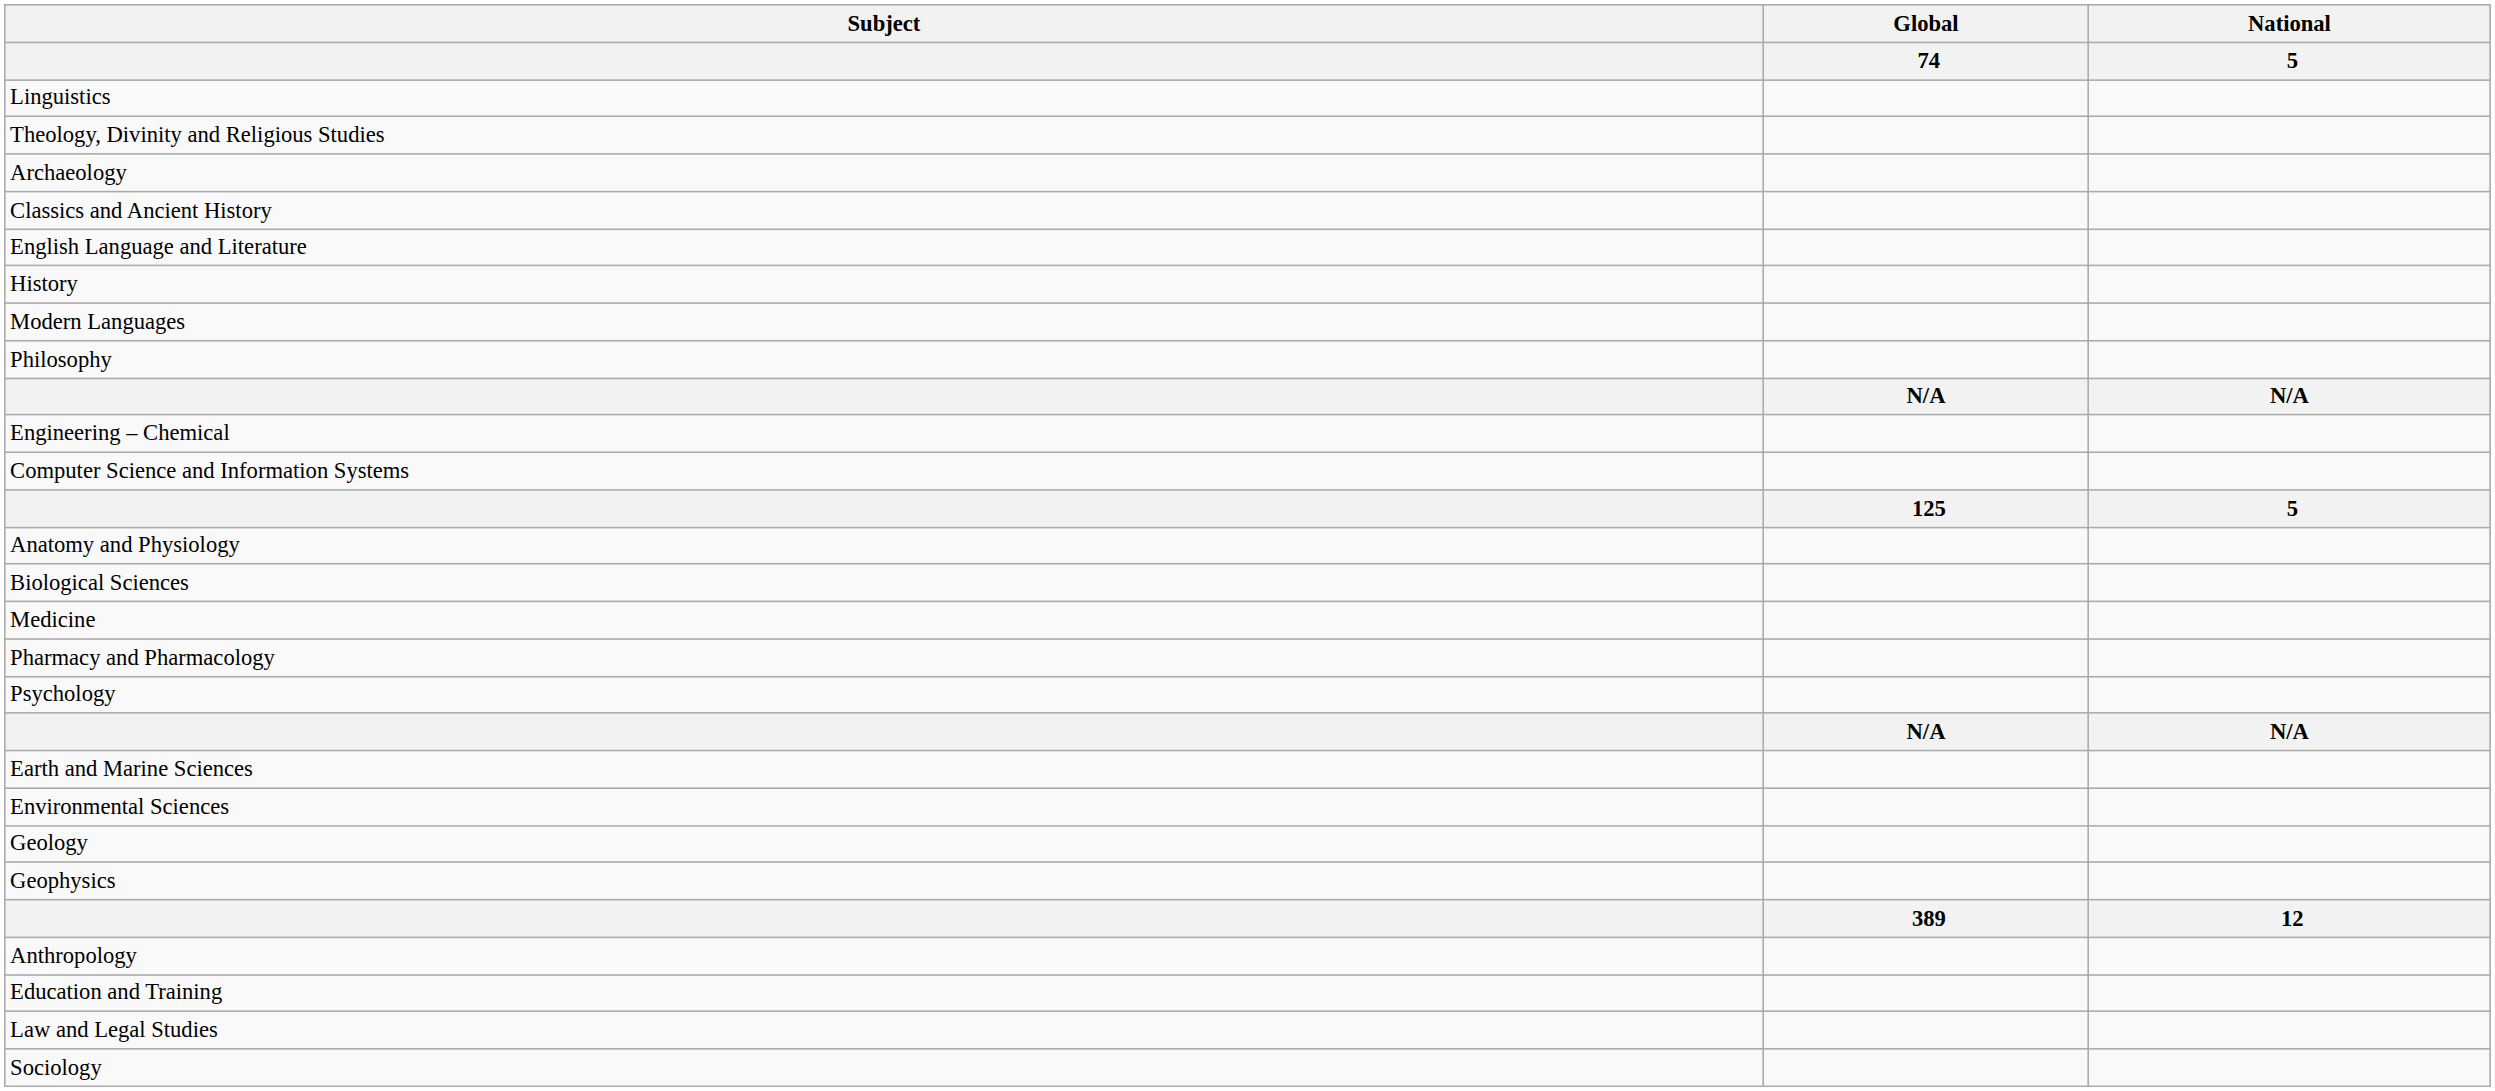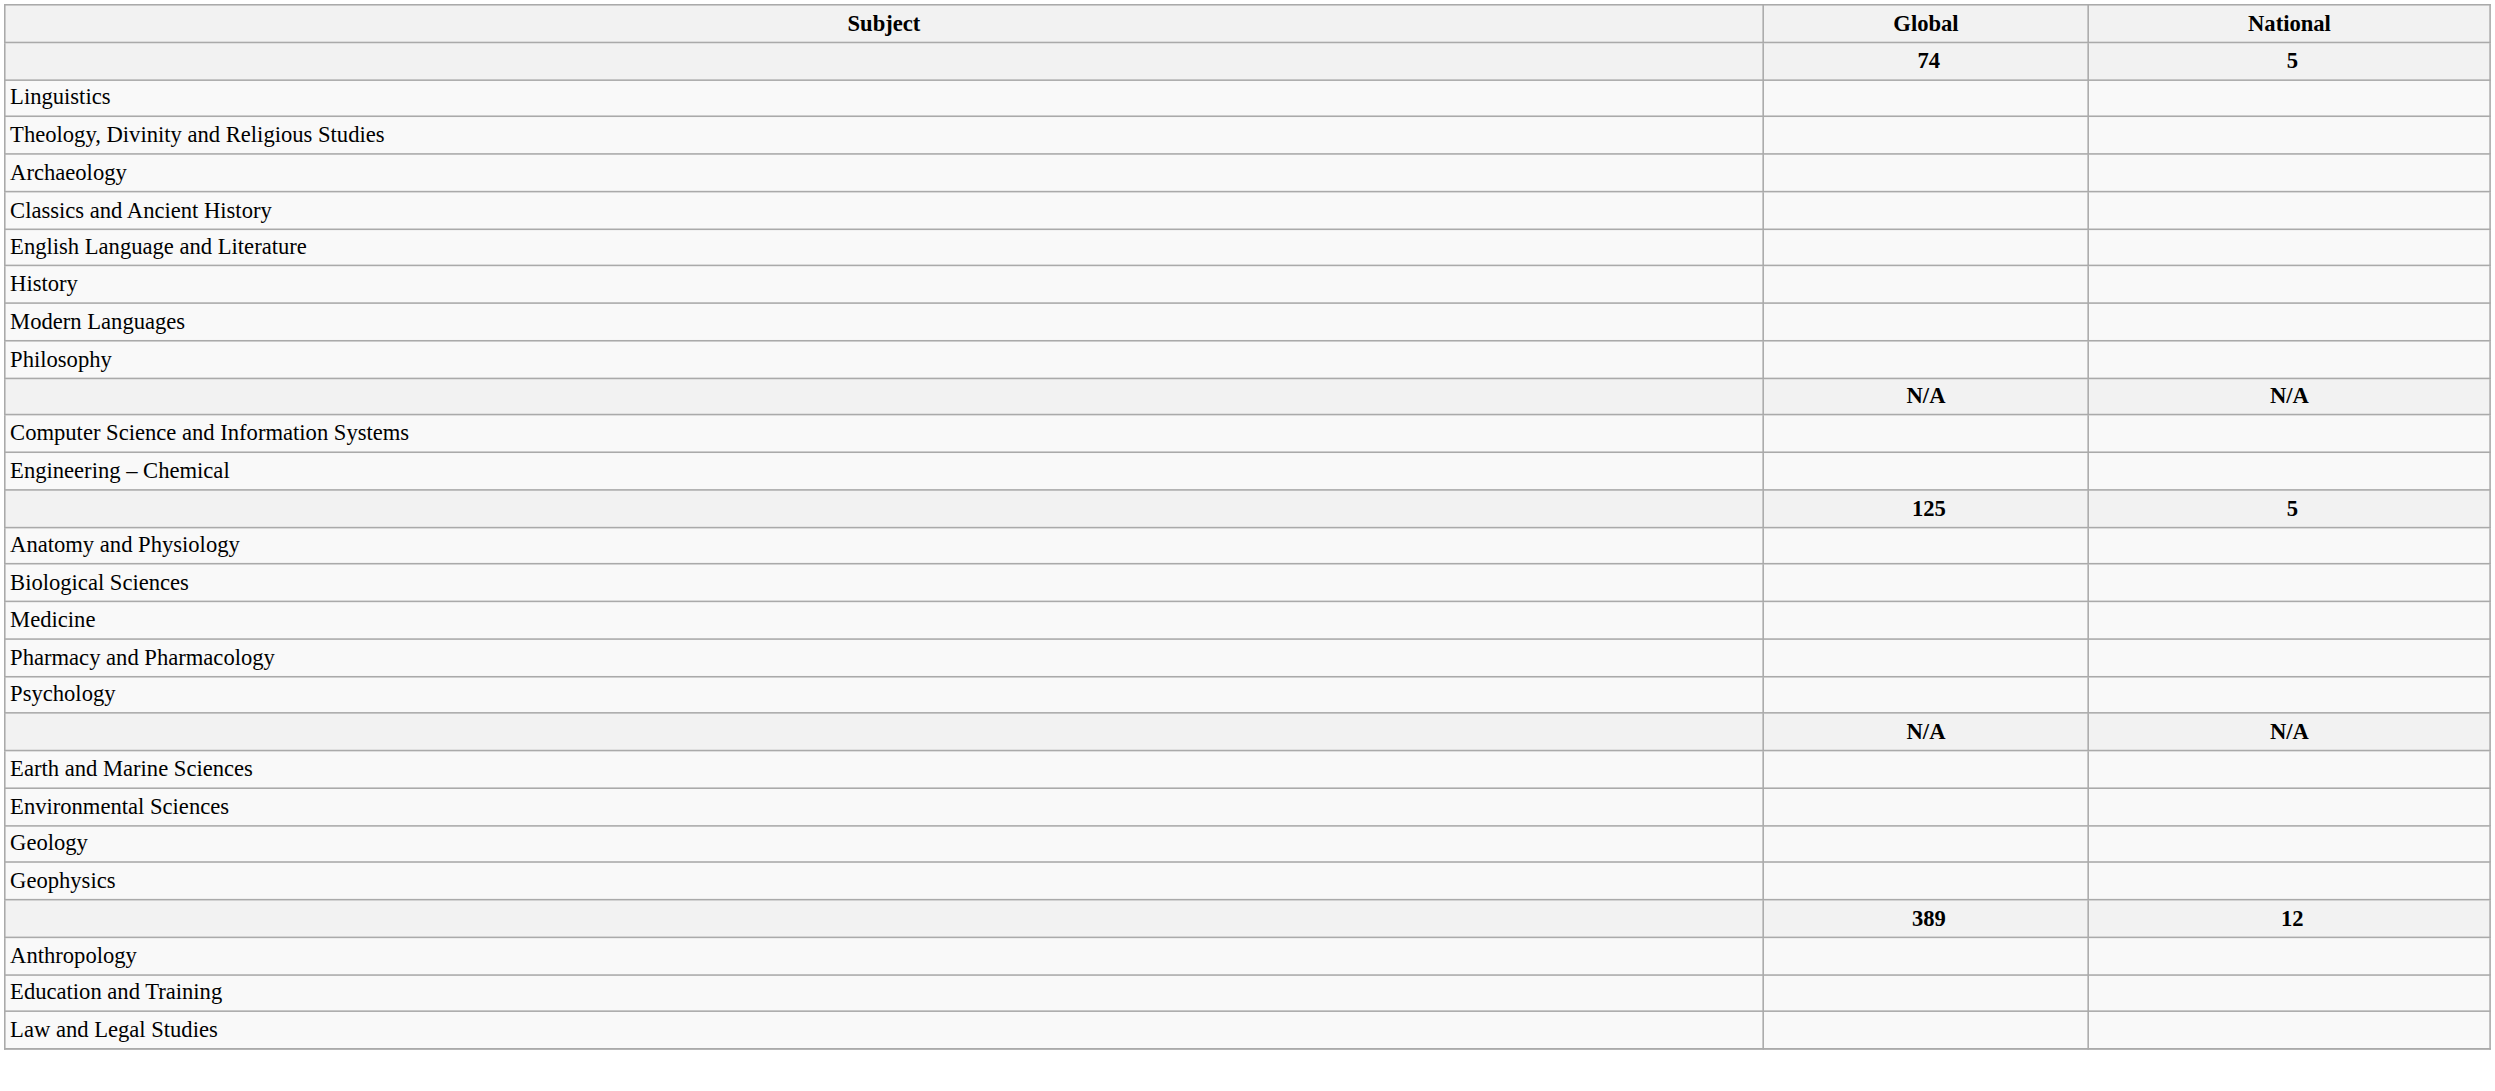rows swapped: (120, 433) <-> (210, 470)
- row: (56, 1067)
